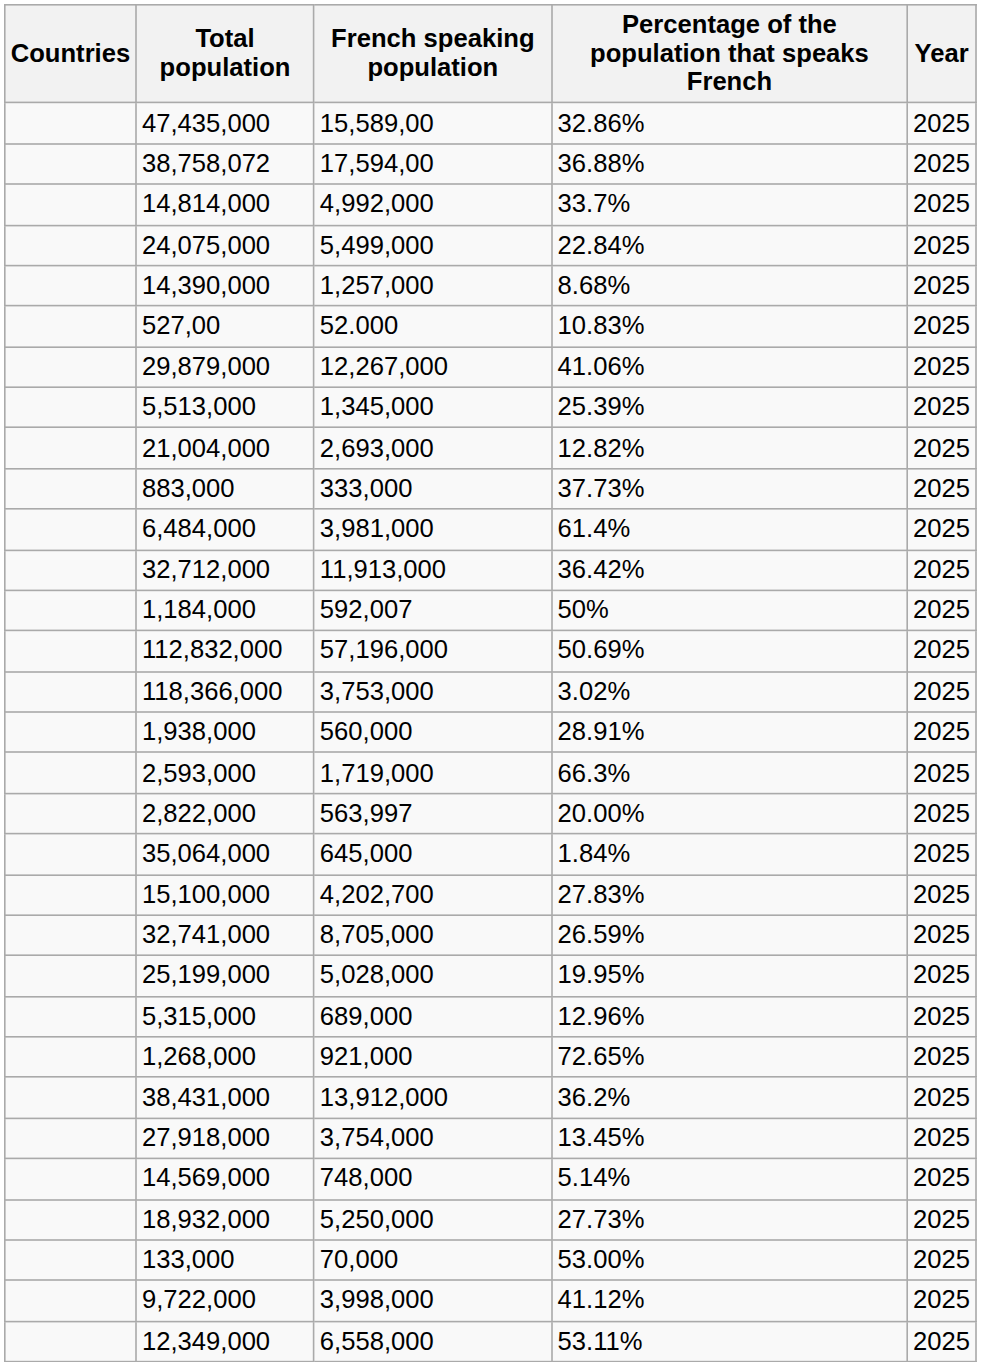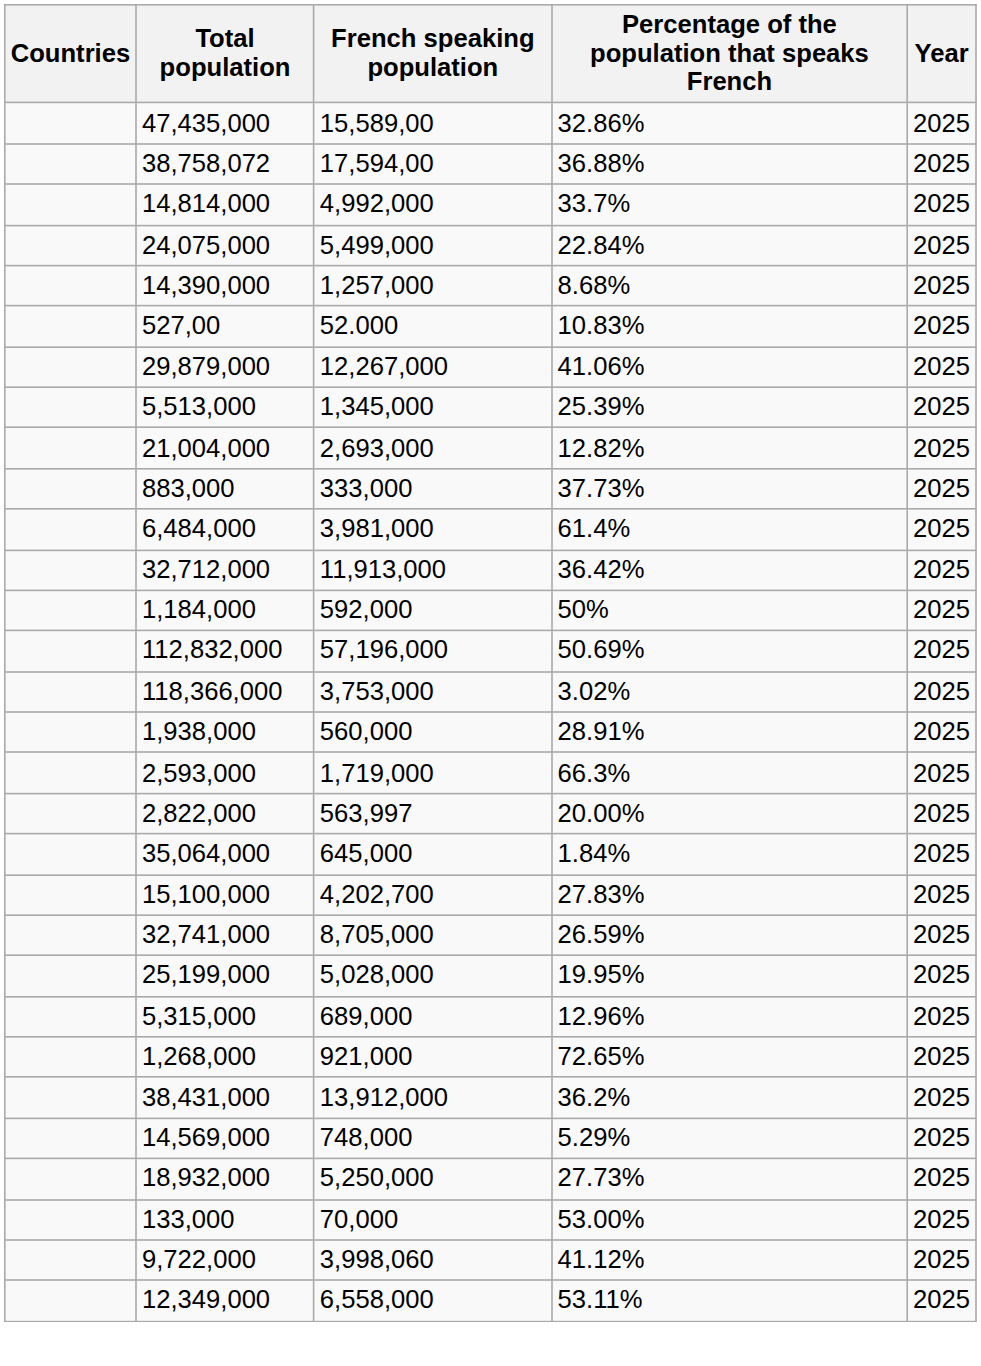(366, 610) 592,007 -> (366, 610) 592,000
- row: (206, 1138)
(594, 1178) 5.14% -> (594, 1138) 5.29%
(377, 1300) 3,998,000 -> (377, 1259) 3,998,060
